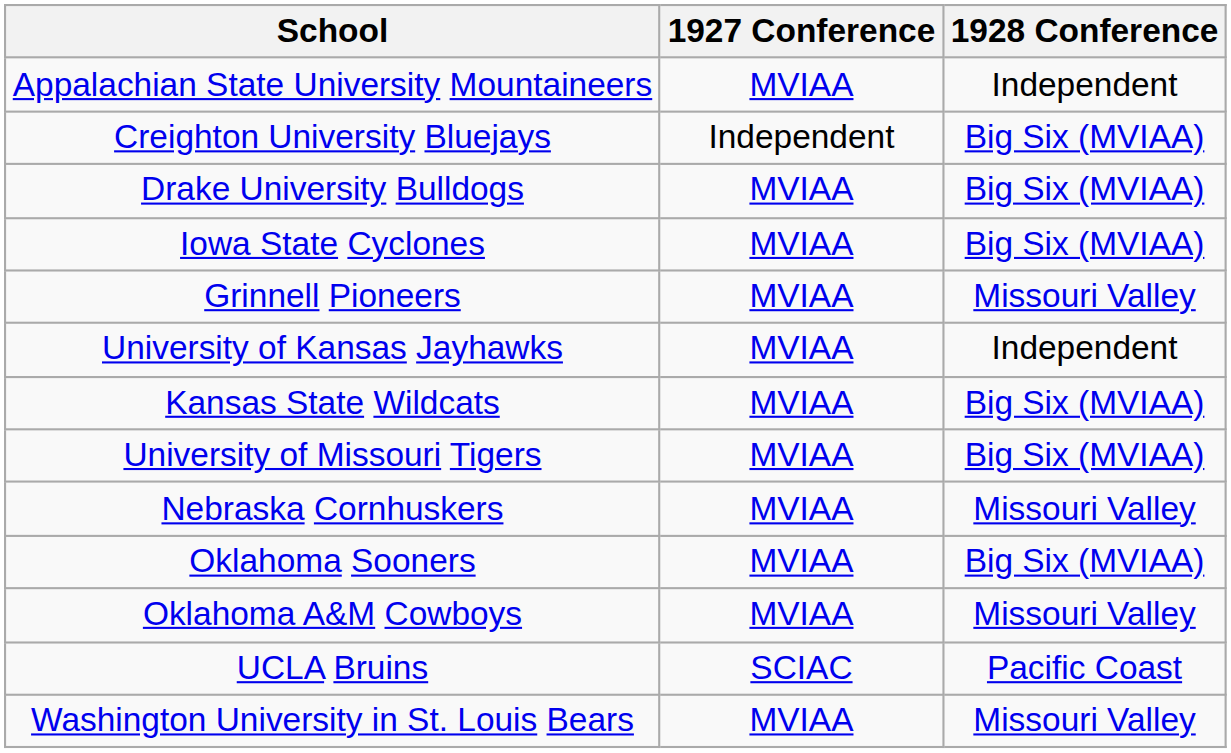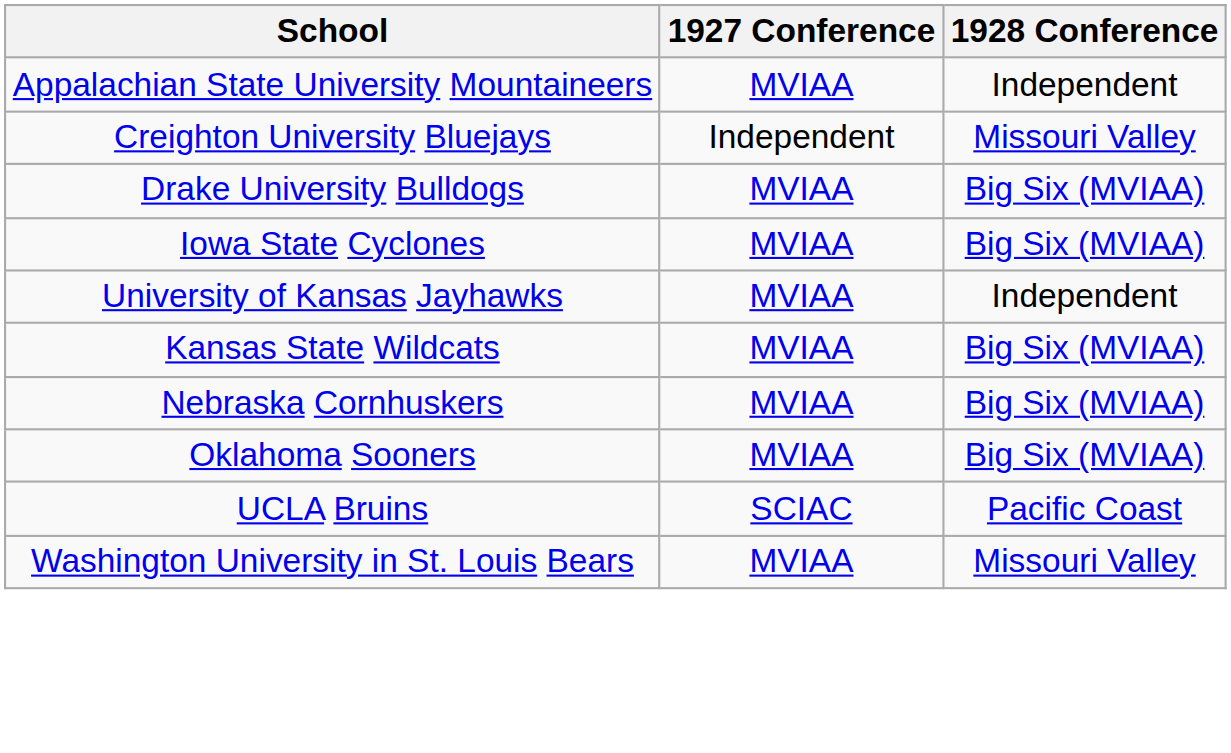(1085, 137) Big Six (MVIAA) -> (1085, 137) Missouri Valley
- row: (332, 296)
- row: (332, 455)
(1085, 508) Missouri Valley -> (1085, 402) Big Six (MVIAA)
- row: (332, 614)
